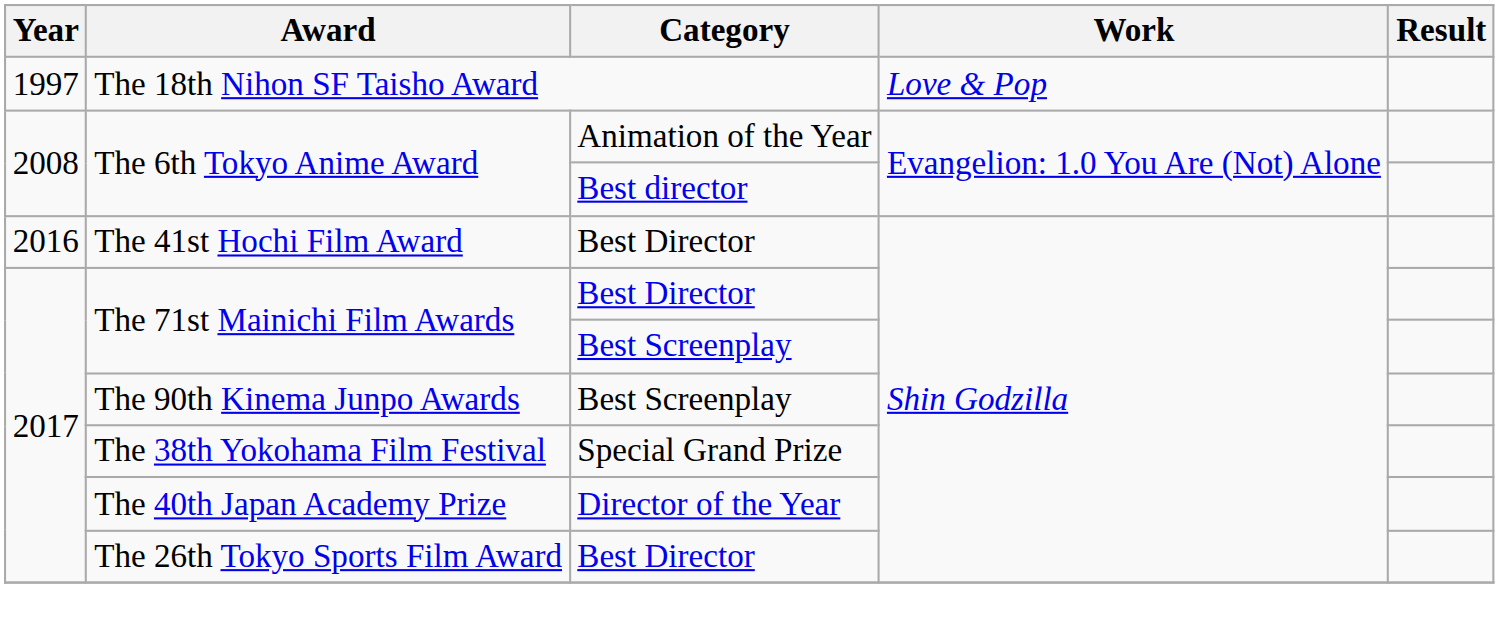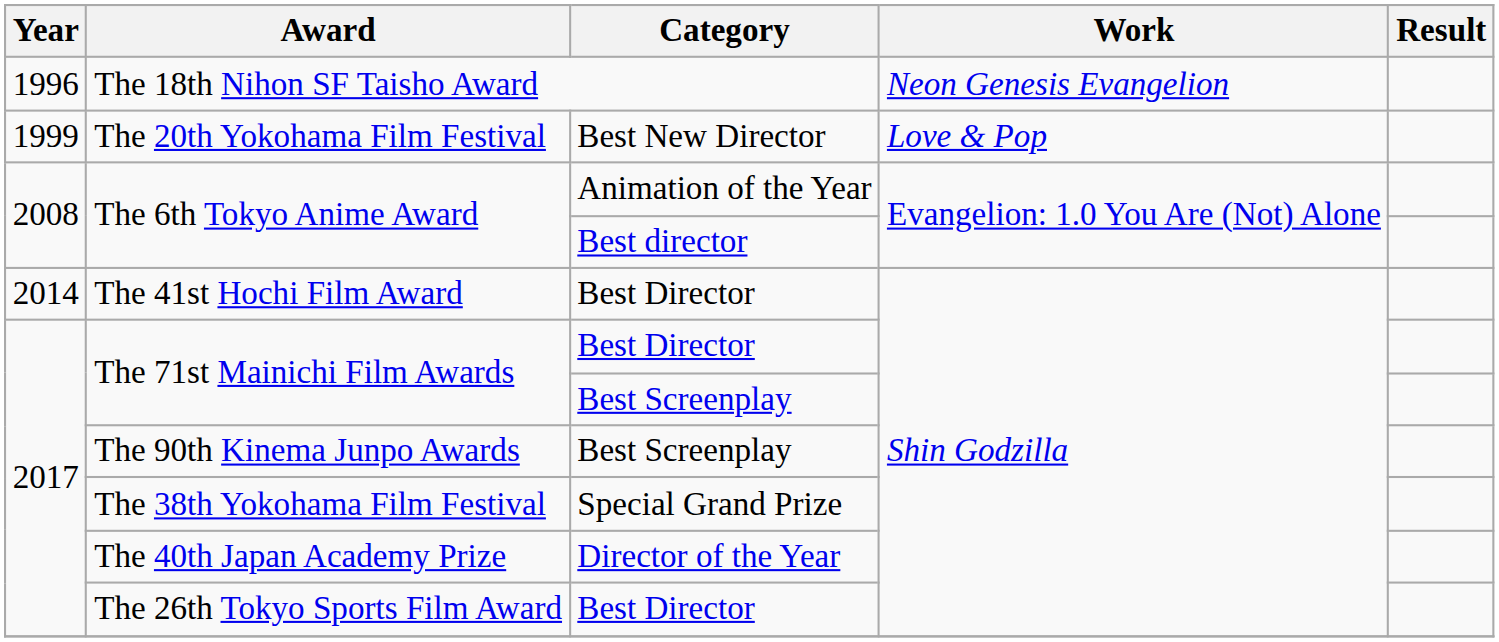(46, 83) 1997 -> (46, 83) 1996
(967, 83) Love & Pop -> (1058, 83) Neon Genesis Evangelion
+ row: (320, 135)
(46, 240) 2016 -> (46, 293) 2014
